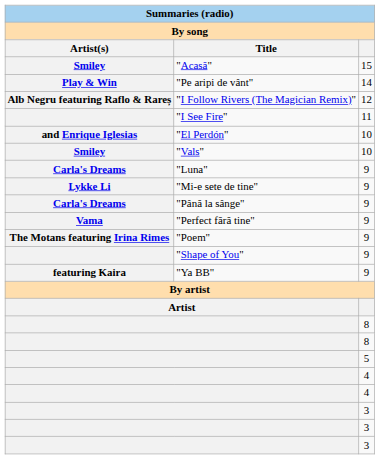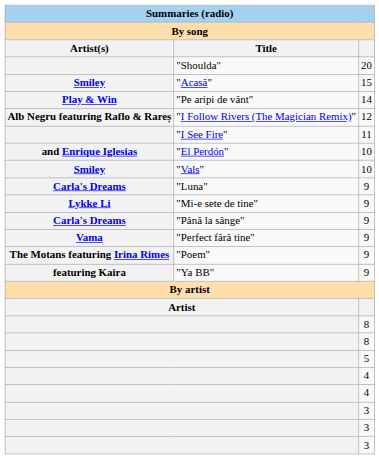+ row: (199, 65)
- row: (210, 255)
